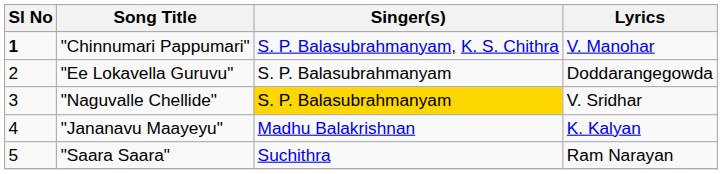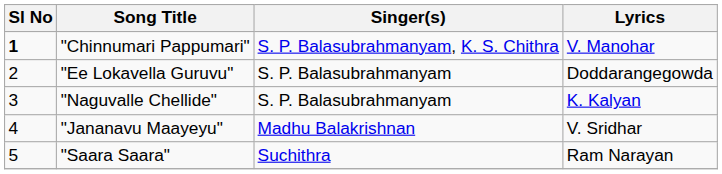(354, 100) gold background -> (354, 100) no background
(604, 100) V. Sridhar -> (604, 100) K. Kalyan
(604, 127) K. Kalyan -> (604, 127) V. Sridhar
